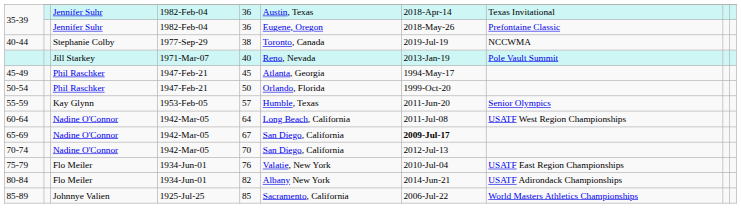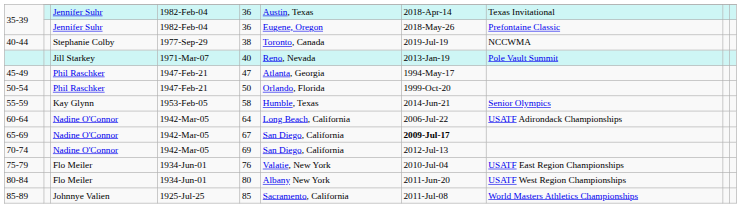(247, 73) 45 -> (247, 73) 47
(247, 104) 57 -> (247, 104) 58
(427, 104) 2011-Jun-20 -> (427, 104) 2014-Jun-21
(426, 119) 2011-Jul-08 -> (426, 119) 2006-Jul-22
(557, 119) USATF West Region Championships -> (555, 119) USATF Adirondack Championships
(247, 149) 70 -> (247, 149) 69
(247, 180) 82 -> (247, 180) 80
(427, 180) 2014-Jun-21 -> (427, 180) 2011-Jun-20
(555, 180) USATF Adirondack Championships -> (557, 180) USATF West Region Championships
(426, 195) 2006-Jul-22 -> (426, 195) 2011-Jul-08
